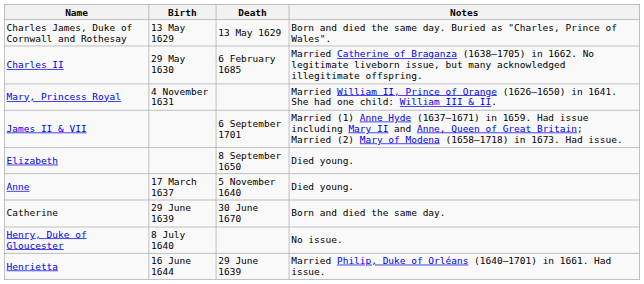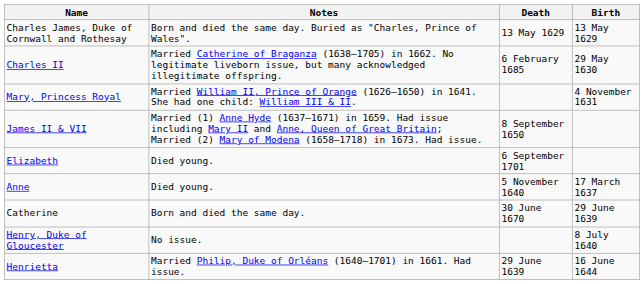columns swapped: (182, 12) <-> (464, 12)
(250, 129) 6 September 1701 -> (533, 129) 8 September 1650
(250, 161) 8 September 1650 -> (533, 161) 6 September 1701
